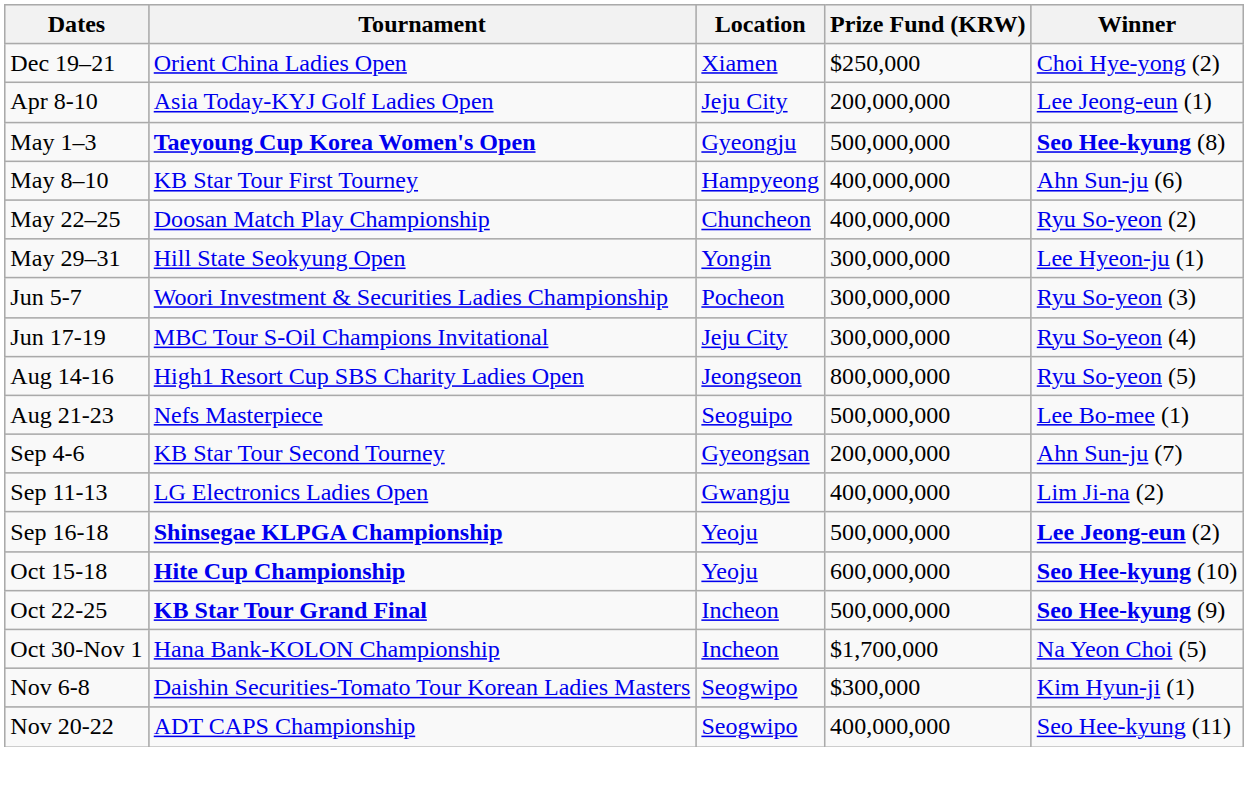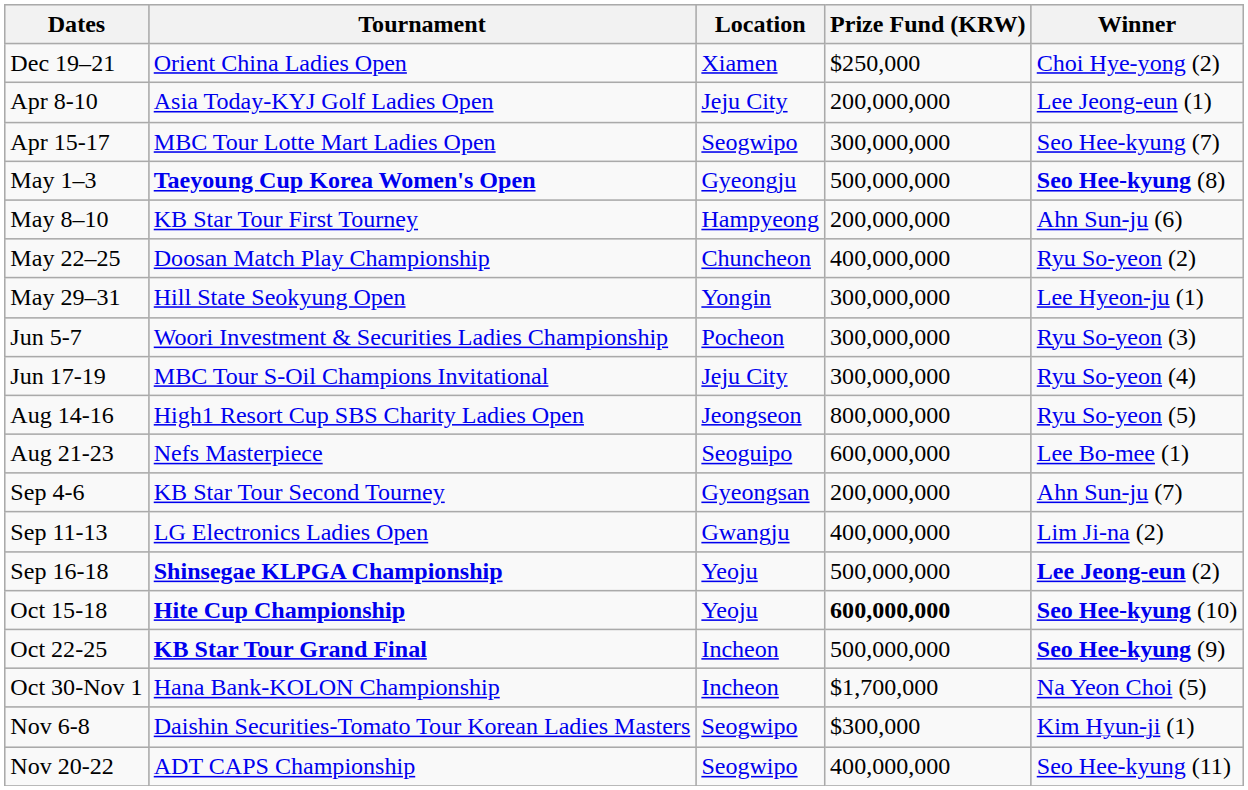+ row: (60, 140)
(890, 179) 400,000,000 -> (890, 218) 200,000,000
(890, 413) 500,000,000 -> (890, 452) 600,000,000
(890, 570) normal -> (890, 609) bold
